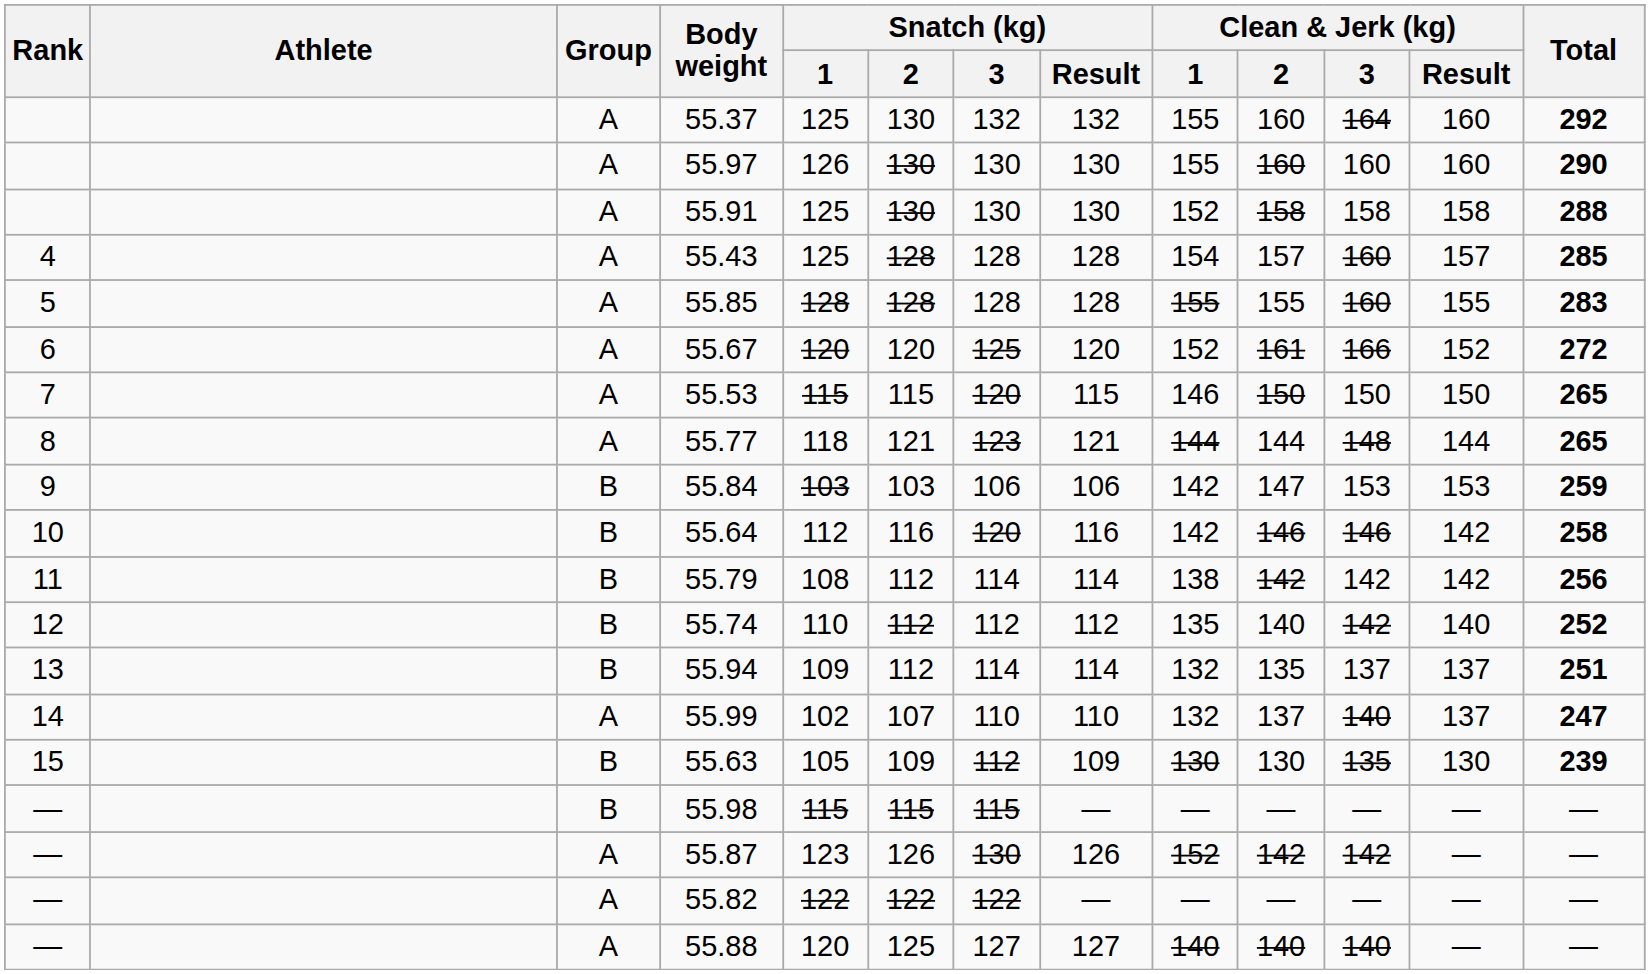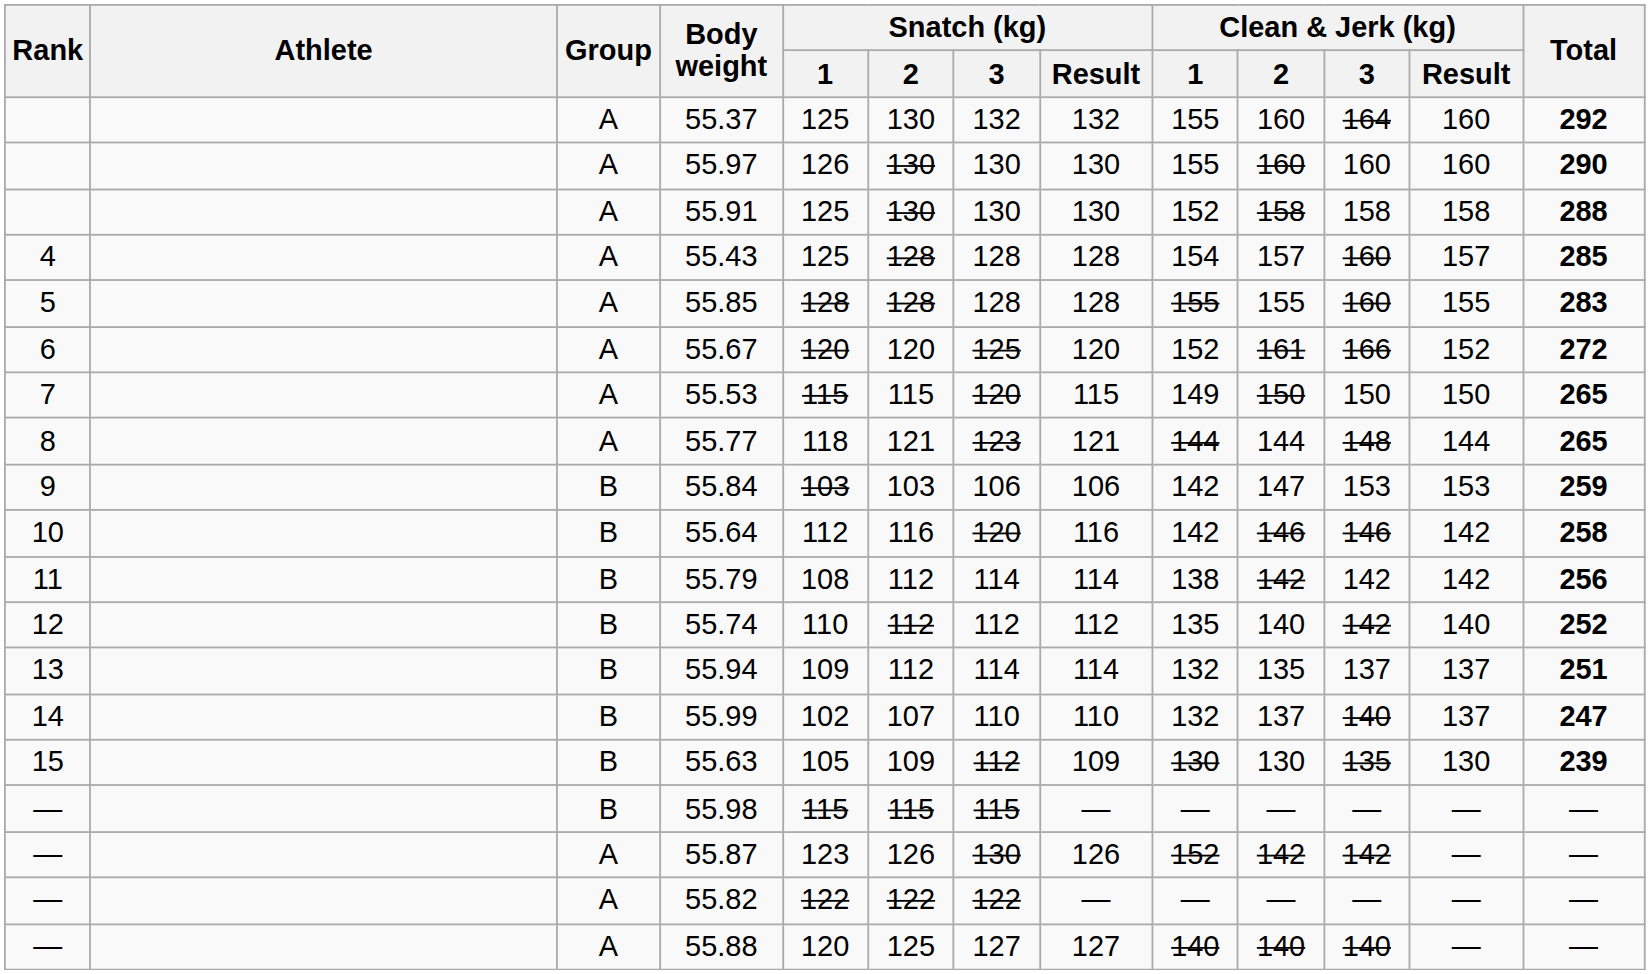(1195, 394) 146 -> (1195, 394) 149
(608, 716) A -> (608, 716) B
